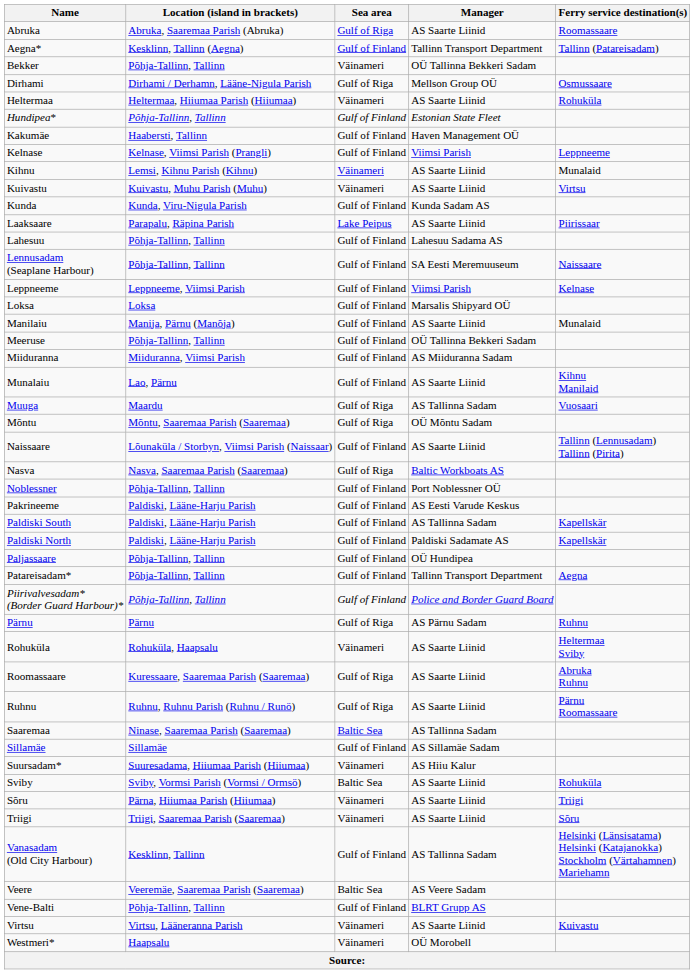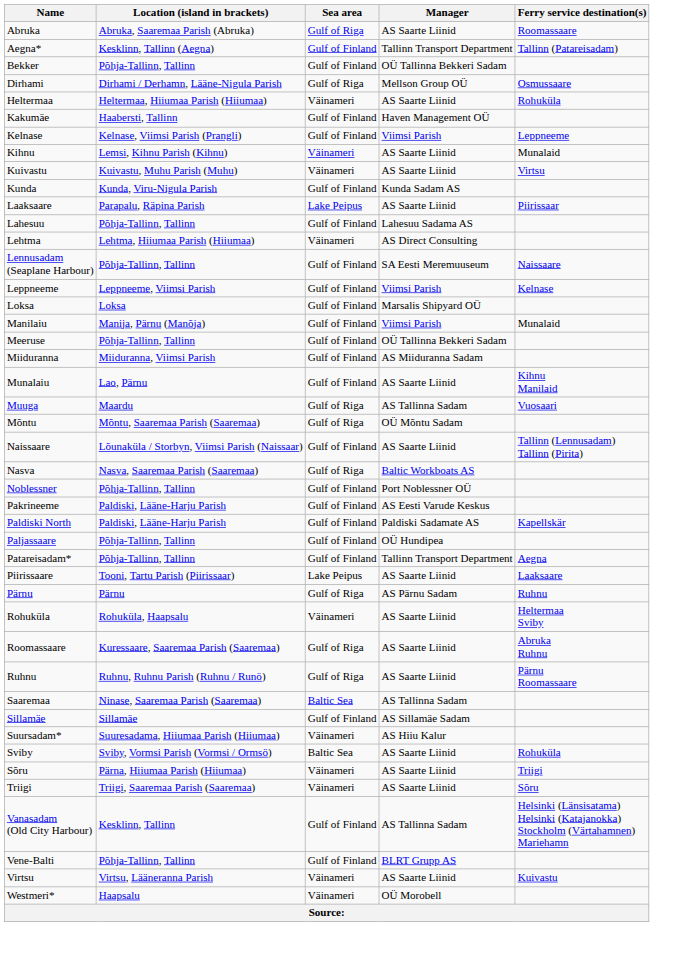(361, 65) Väinameri -> (342, 65) Gulf of Finland
- row: (31, 118)
+ row: (24, 240)
(448, 323) AS Saarte Liinid -> (411, 323) Viimsi Parish
- row: (39, 523)
+ row: (30, 575)
- row: (65, 599)
- row: (19, 890)
